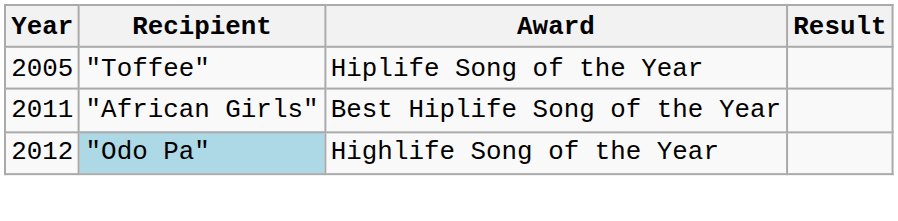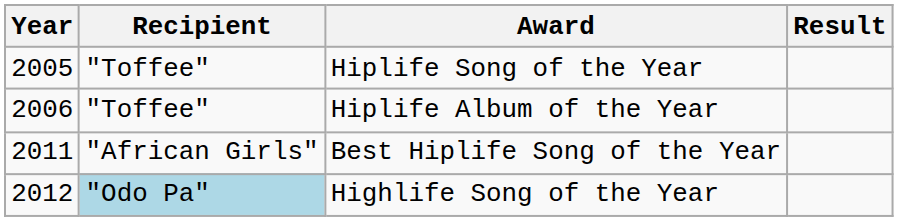+ row: (525, 110)
